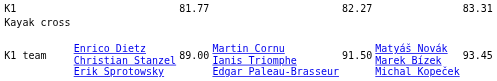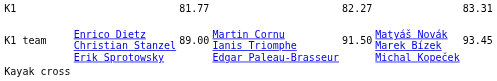rows swapped: (25, 55) <-> (37, 23)
